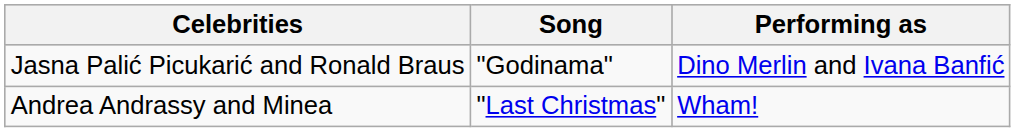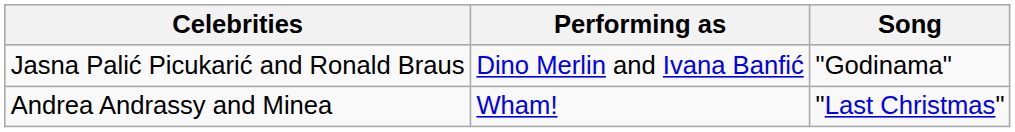columns swapped: (841, 24) <-> (571, 24)
